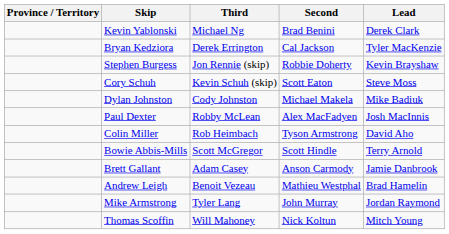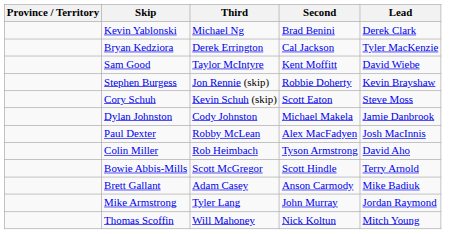+ row: (127, 64)
(394, 99) Mike Badiuk -> (398, 116) Jamie Danbrook
(402, 168) Jamie Danbrook -> (391, 185) Mike Badiuk
- row: (136, 185)
